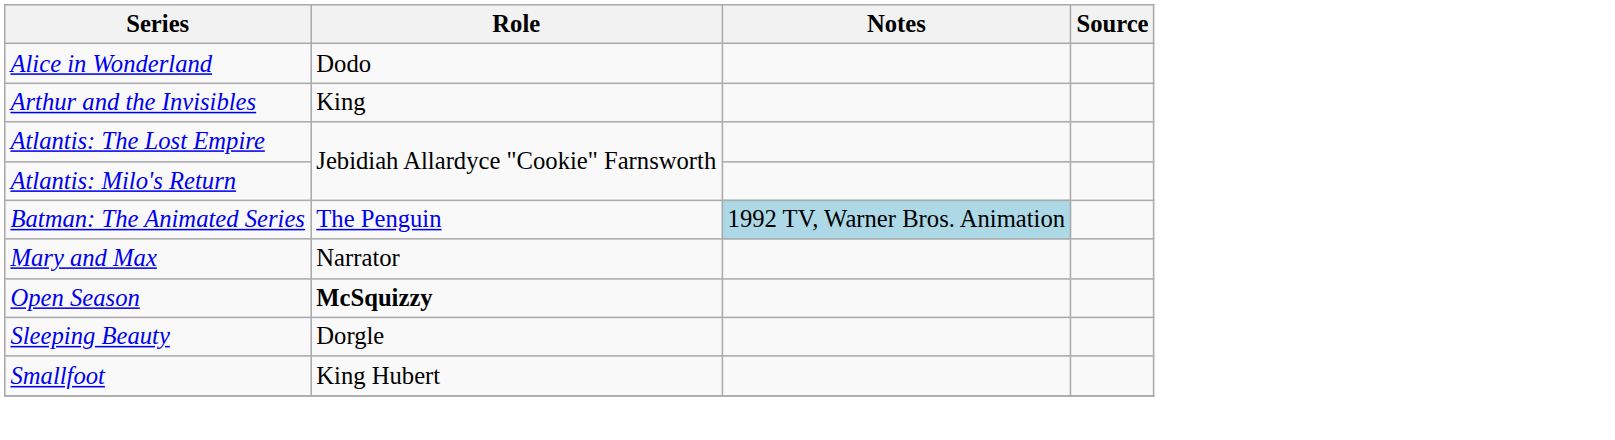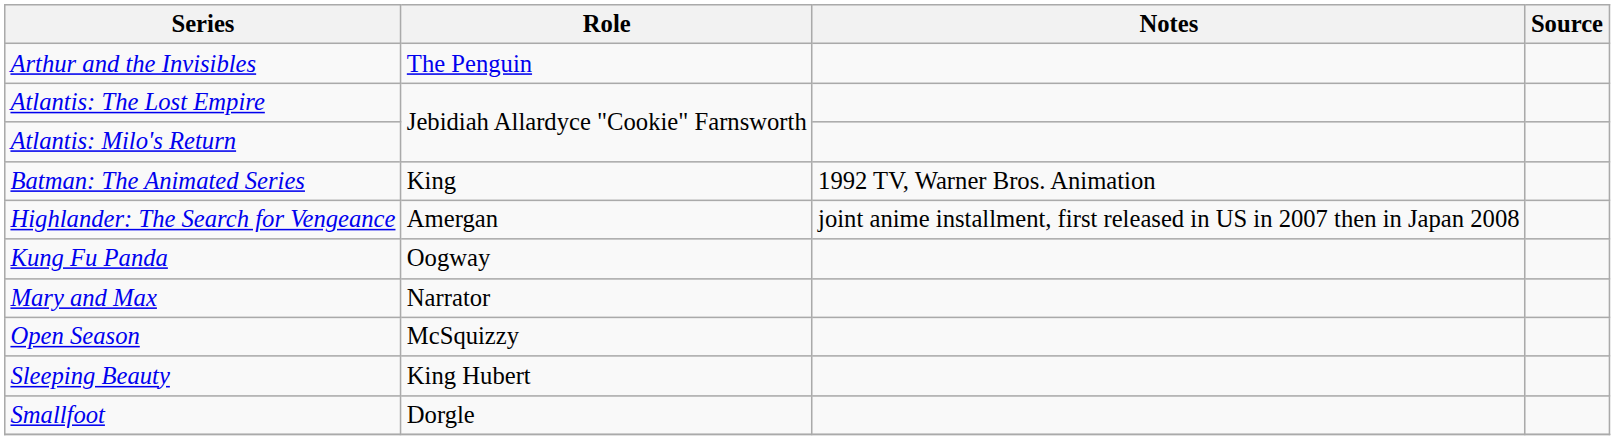- row: (111, 63)
(341, 102) King -> (469, 63) The Penguin
(379, 219) The Penguin -> (431, 180) King
(896, 219) lightblue background -> (987, 180) no background
+ row: (203, 219)
+ row: (89, 258)
(374, 297) bold -> (463, 336) normal
(350, 336) Dorgle -> (469, 375) King Hubert
(378, 375) King Hubert -> (441, 414) Dorgle
